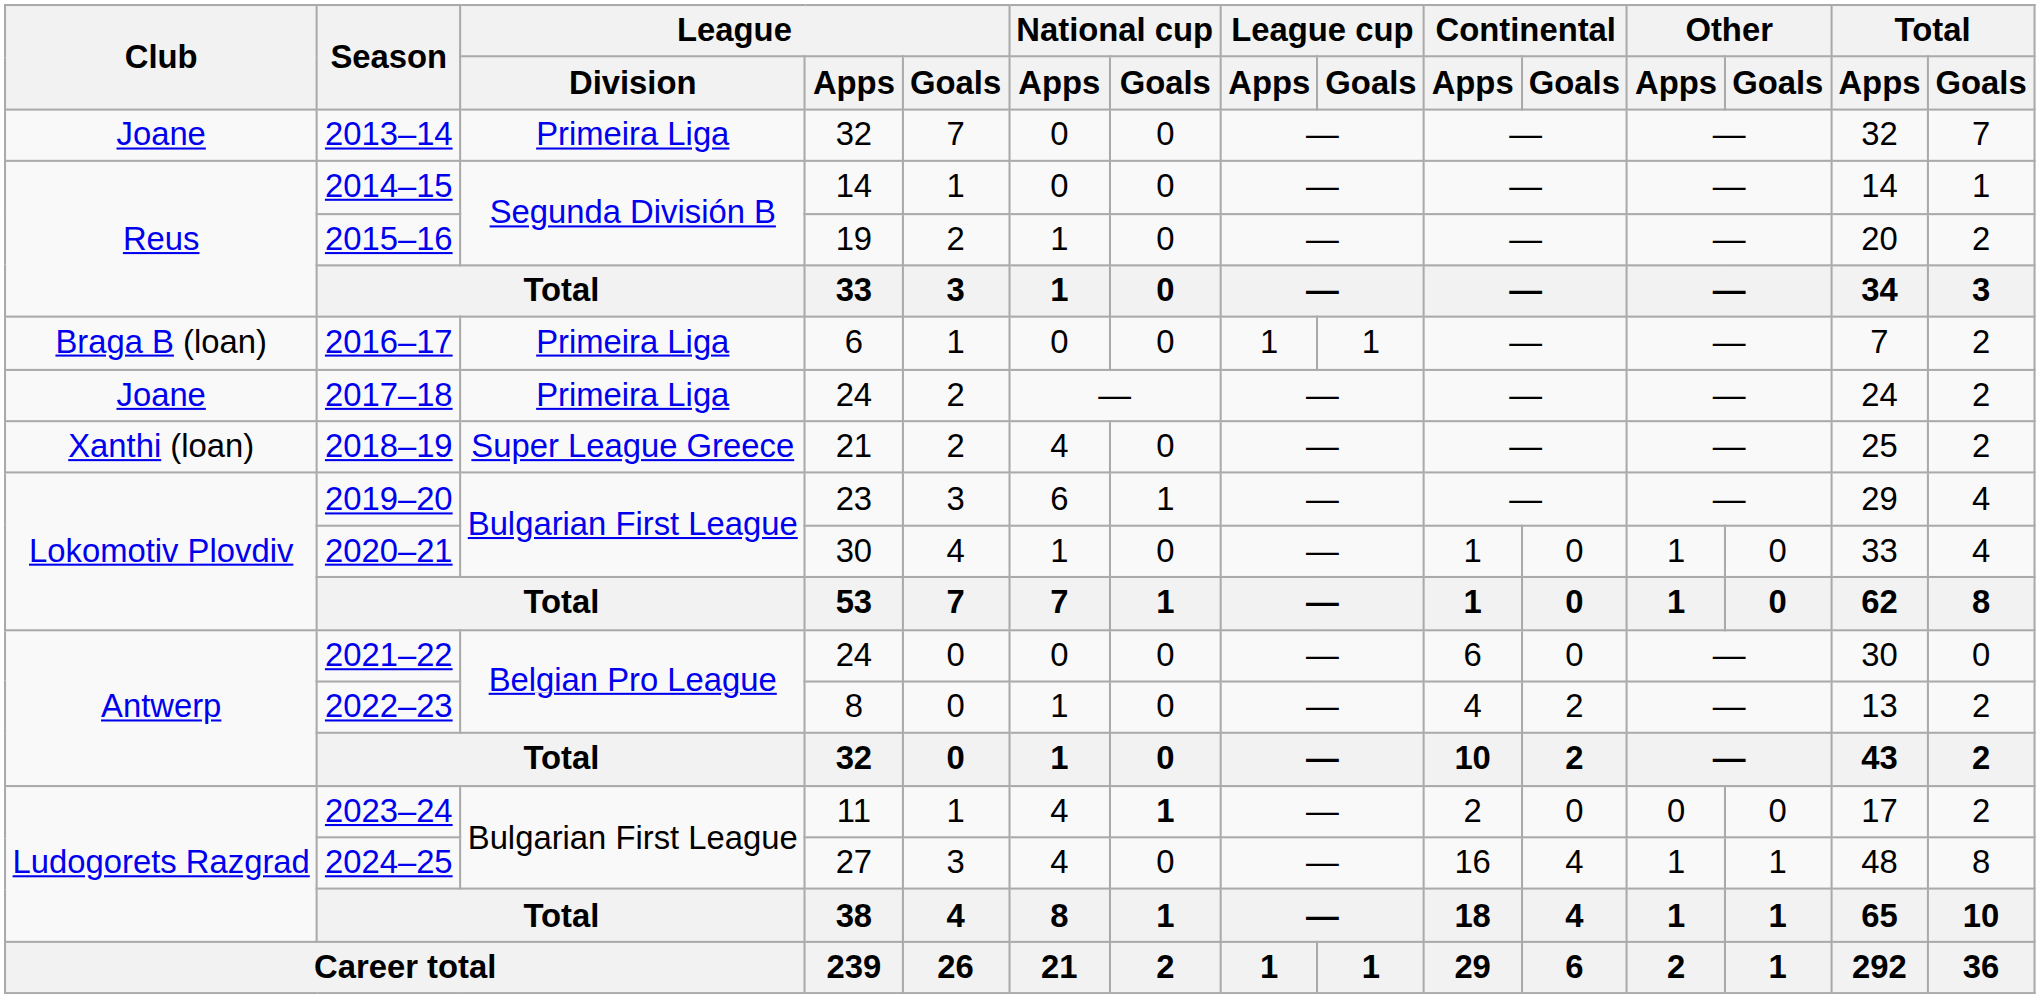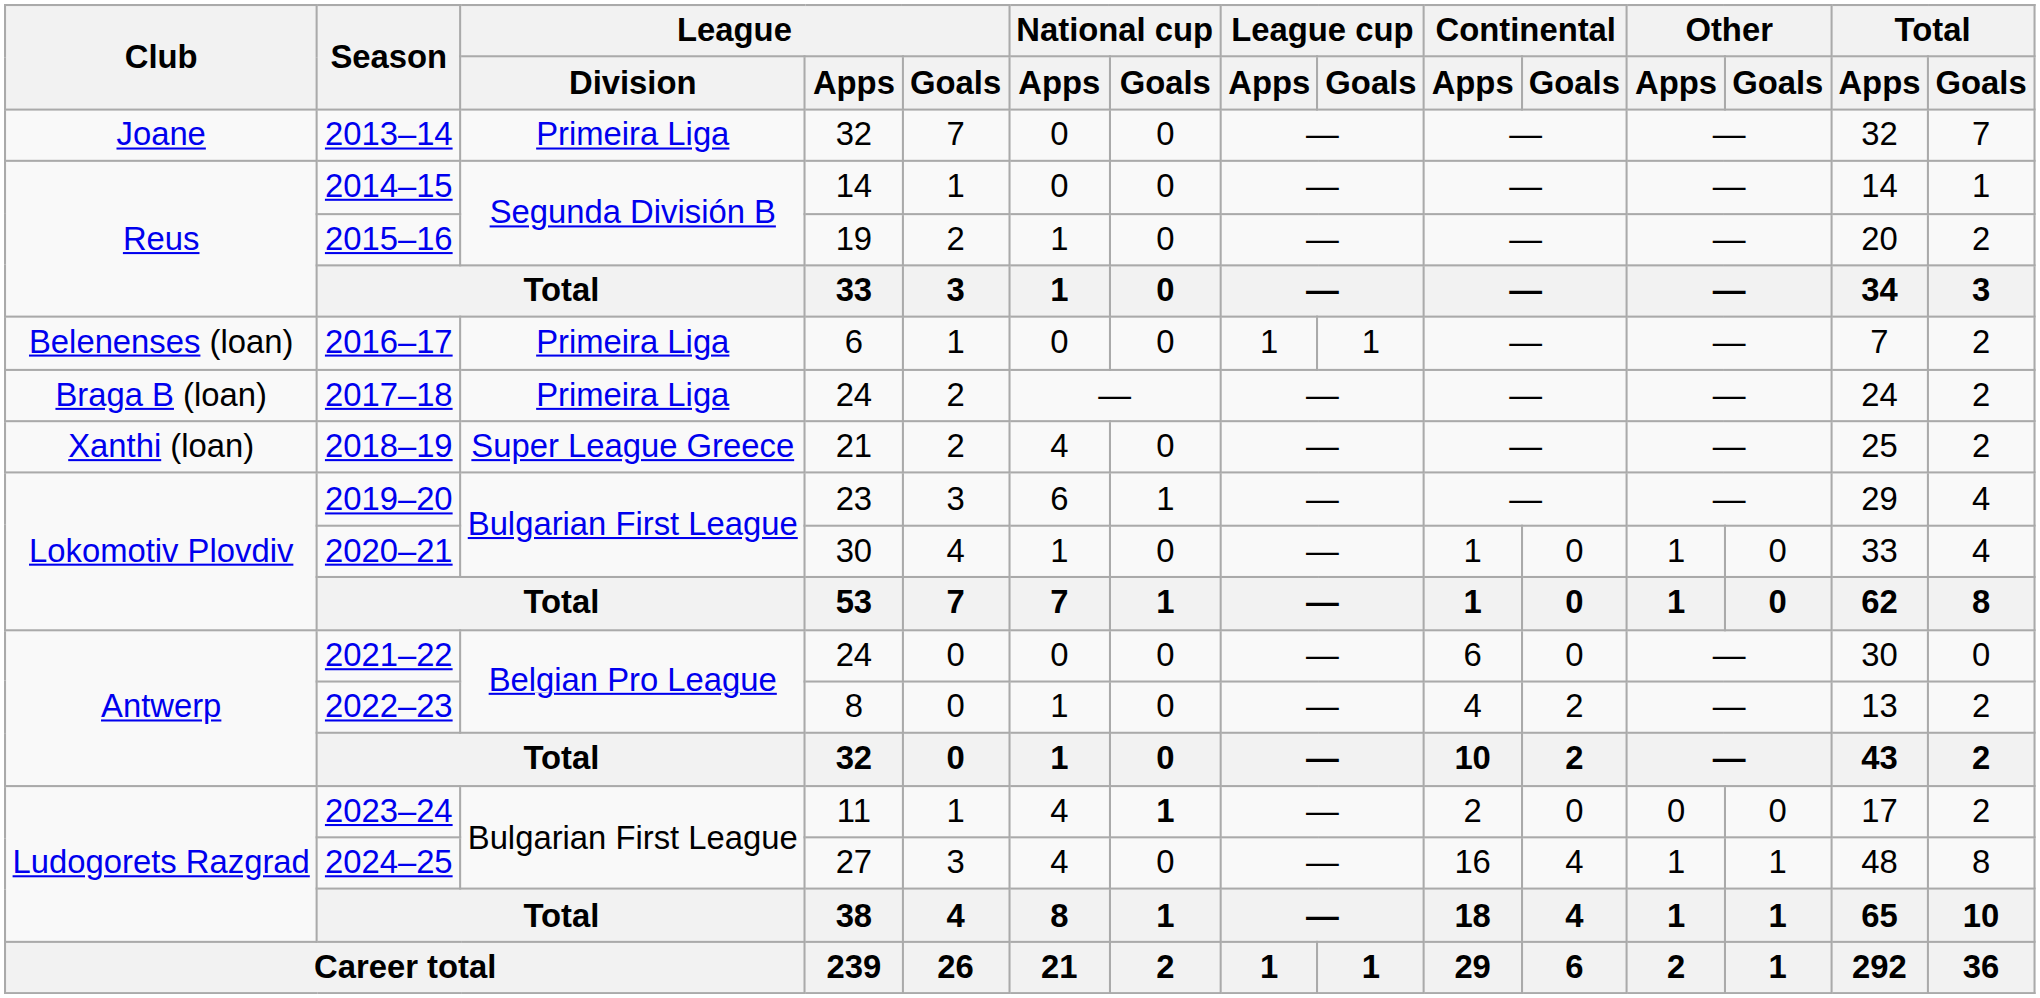(161, 342) Braga B (loan) -> (161, 342) Belenenses (loan)
(161, 394) Joane -> (161, 394) Braga B (loan)
